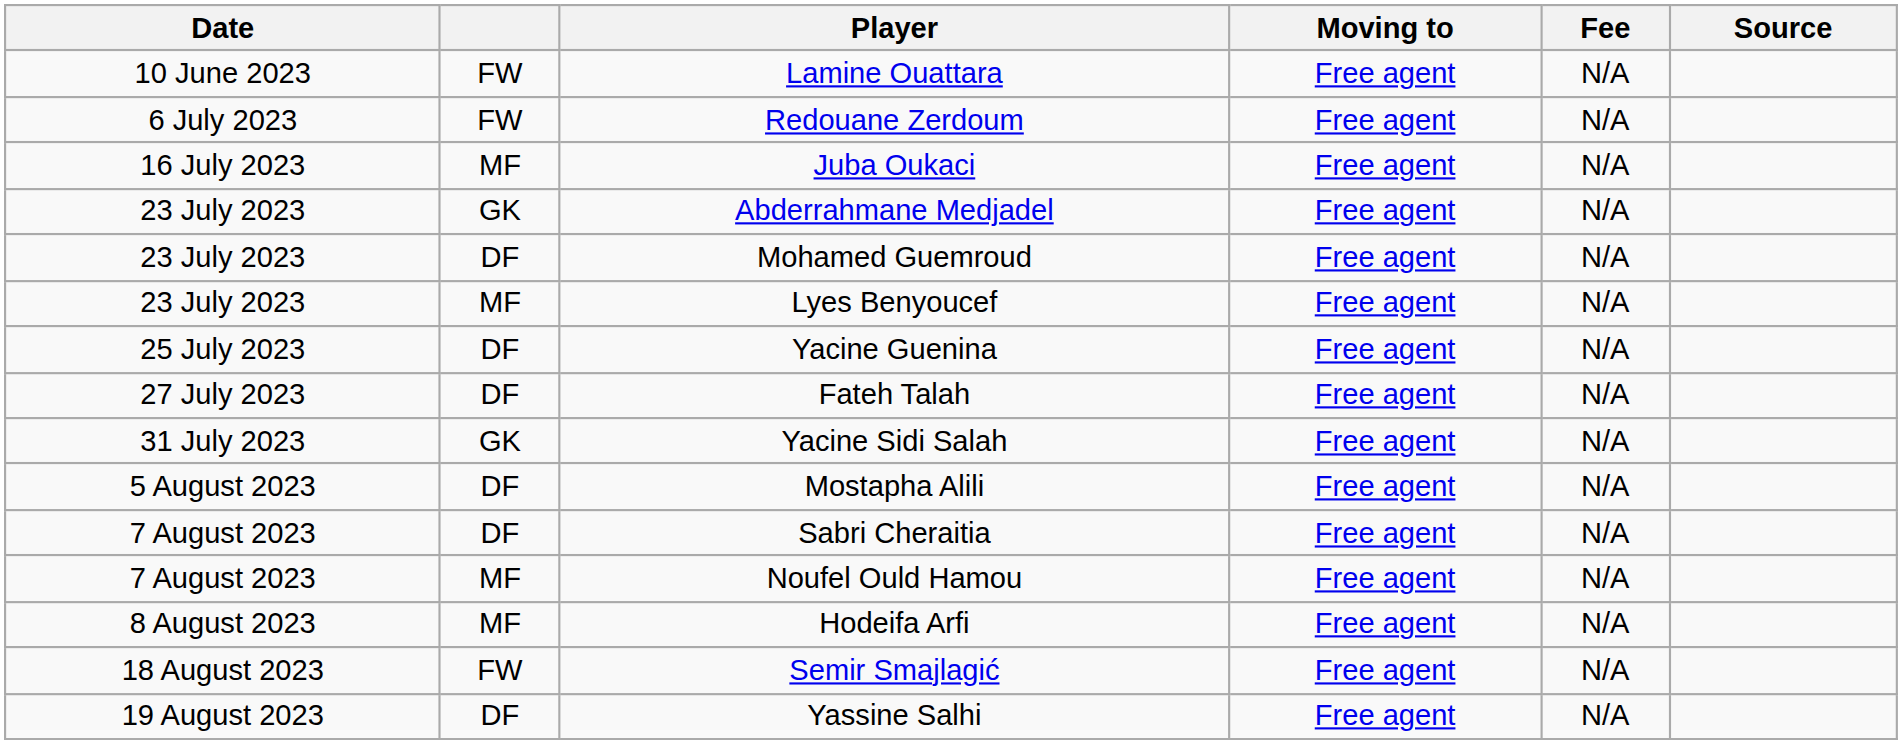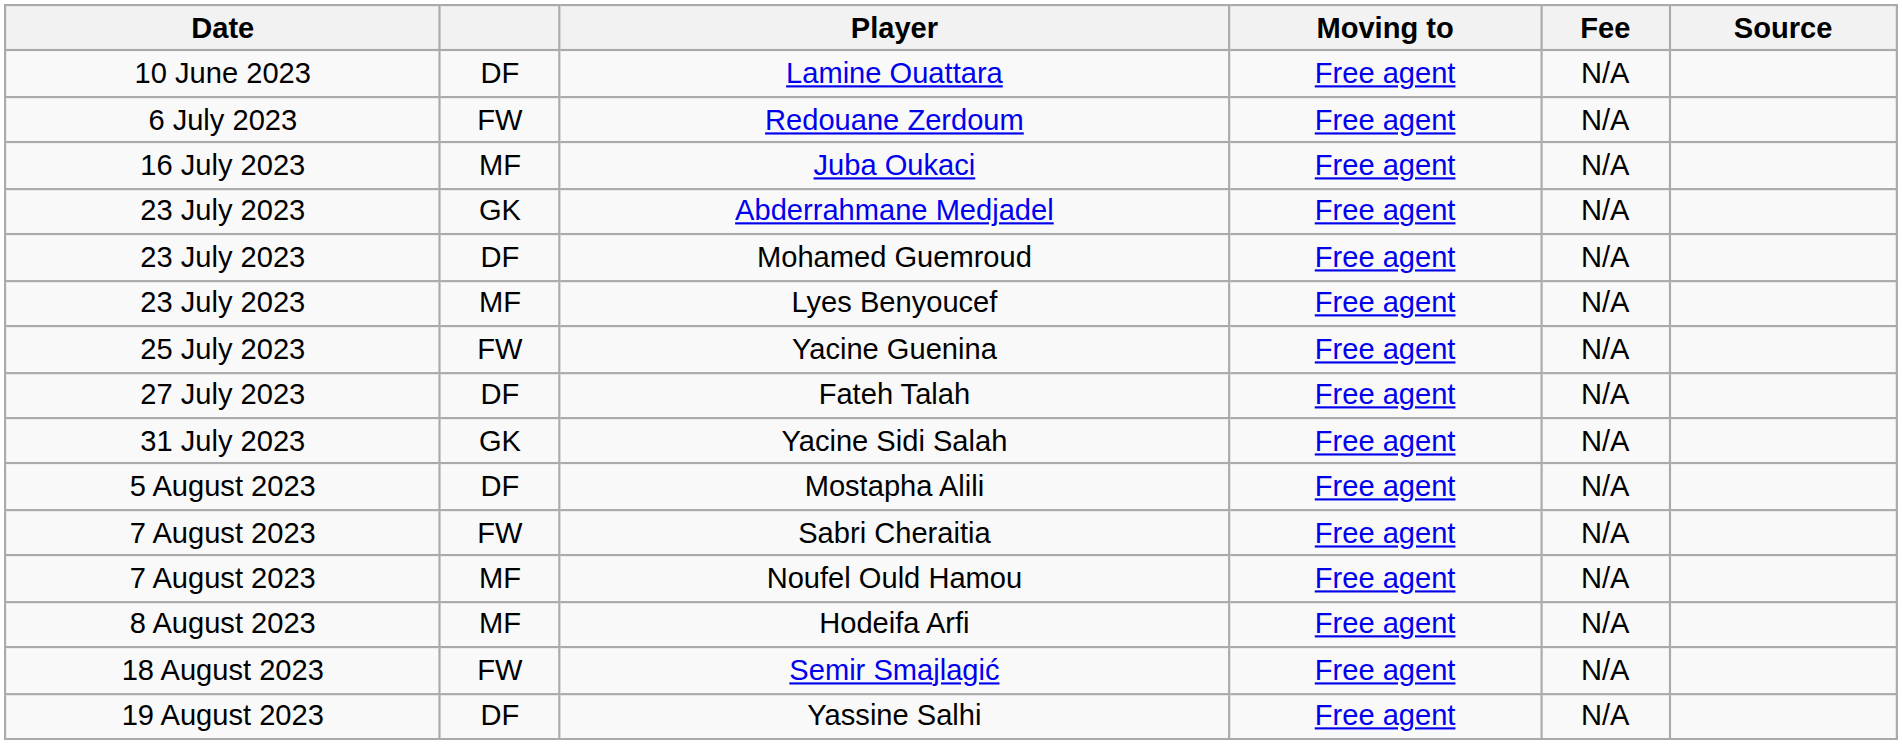(500, 73) FW -> (500, 73) DF
(500, 349) DF -> (500, 349) FW
(500, 532) DF -> (500, 532) FW
